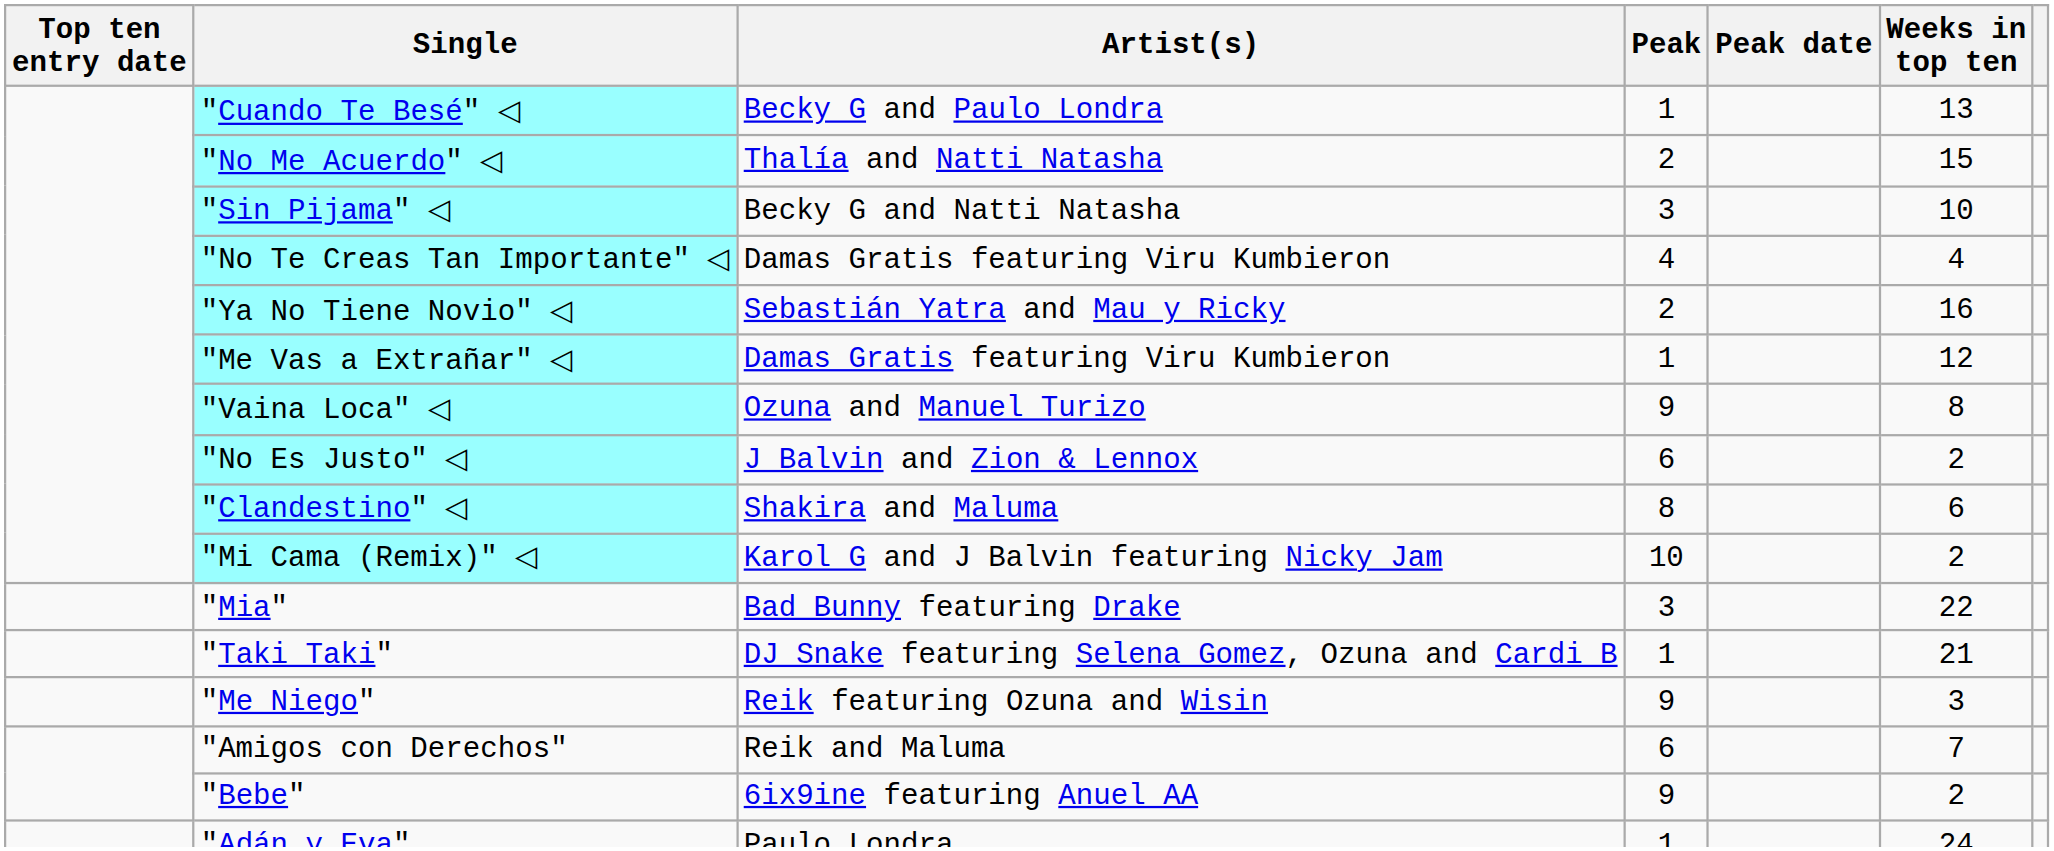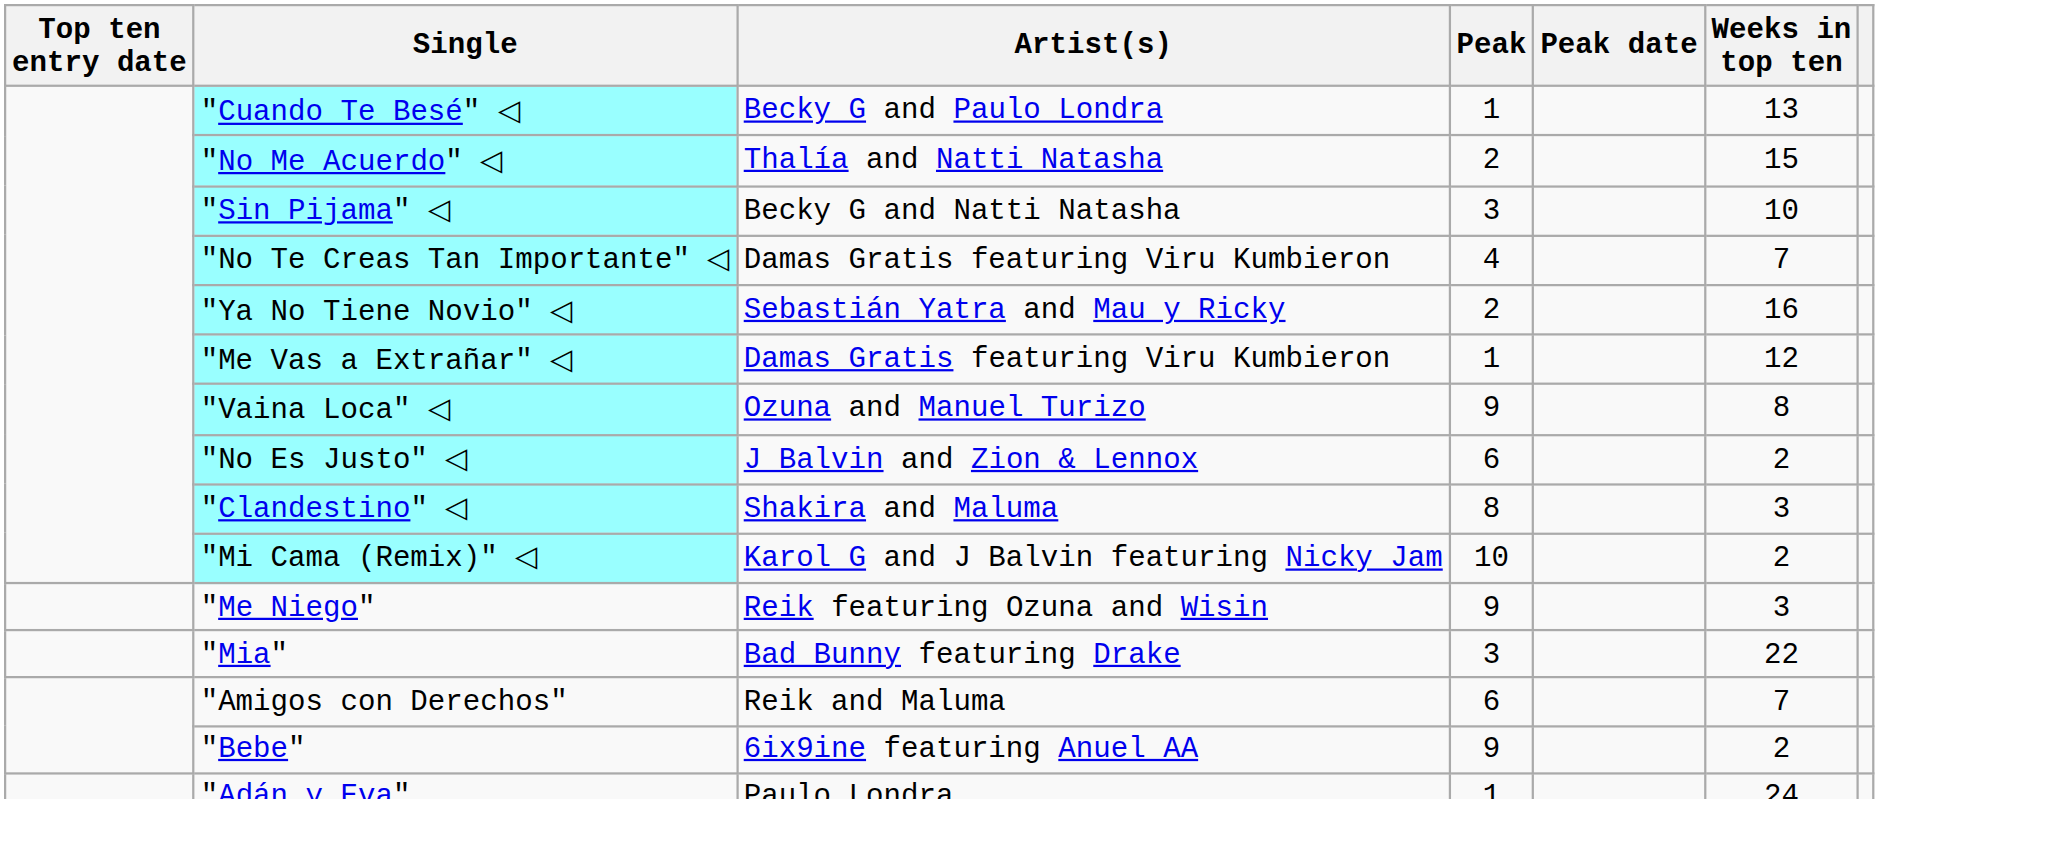(1956, 260) 4 -> (1781, 260) 7
(1956, 509) 6 -> (1781, 509) 3
rows swapped: (288, 702) <-> (244, 607)
- row: (297, 654)
